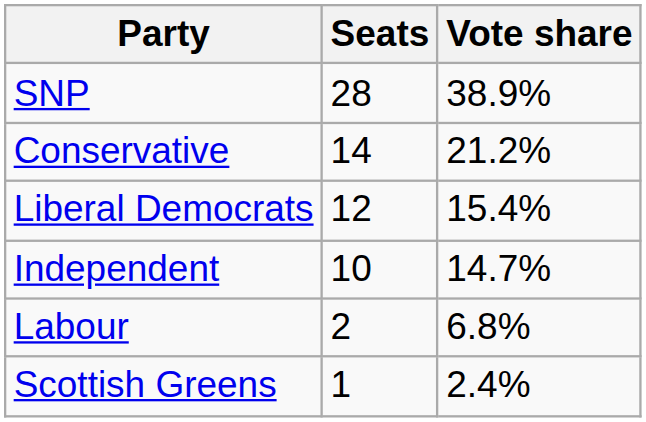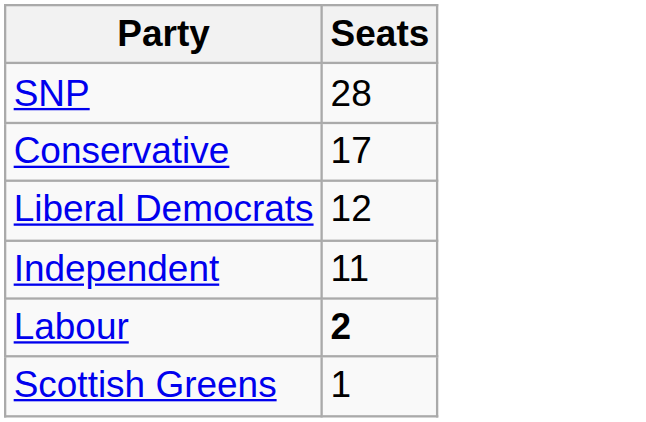- column: (539, 33)
(351, 151) 14 -> (351, 151) 17
(351, 268) 10 -> (350, 268) 11
(341, 326) normal -> (341, 326) bold
